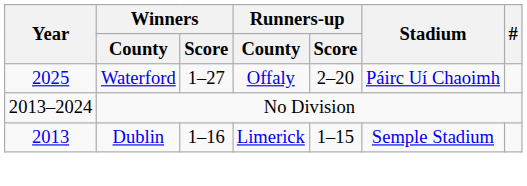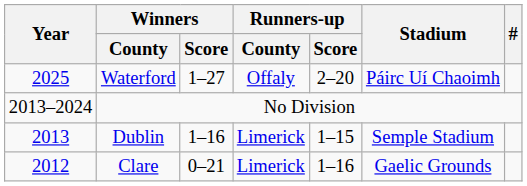+ row: (138, 166)
